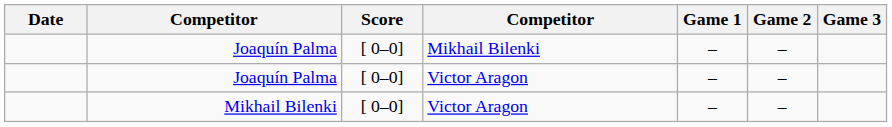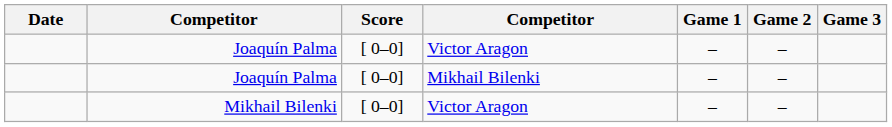rows swapped: (285, 48) <-> (285, 77)
